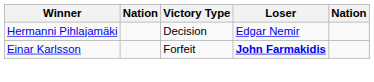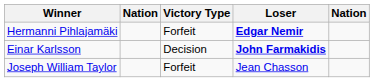(185, 31) Decision -> (179, 31) Forfeit
(268, 31) normal -> (269, 31) bold
(179, 49) Forfeit -> (185, 49) Decision
+ row: (62, 67)
